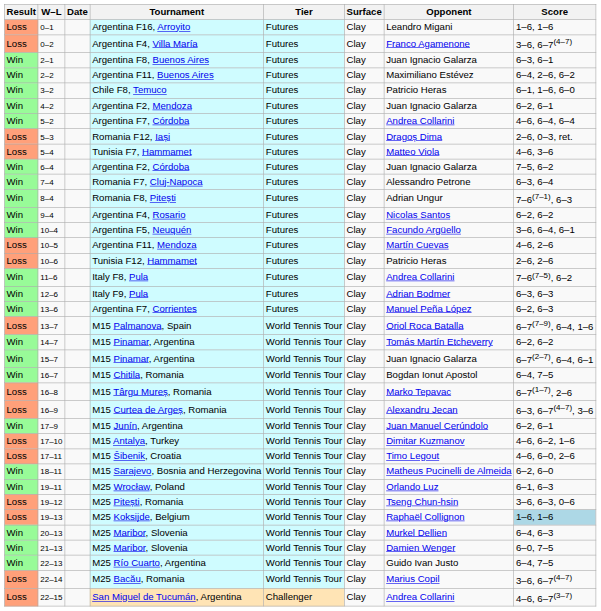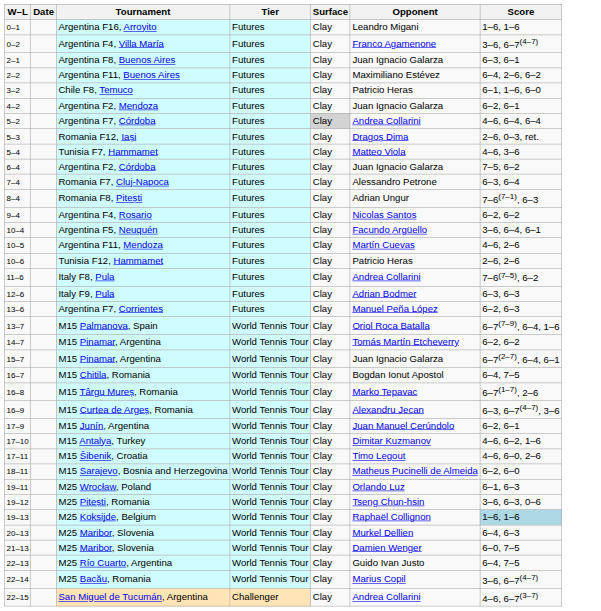- column: (21, 12)
(356, 121) no background -> (322, 121) lightgrey background
